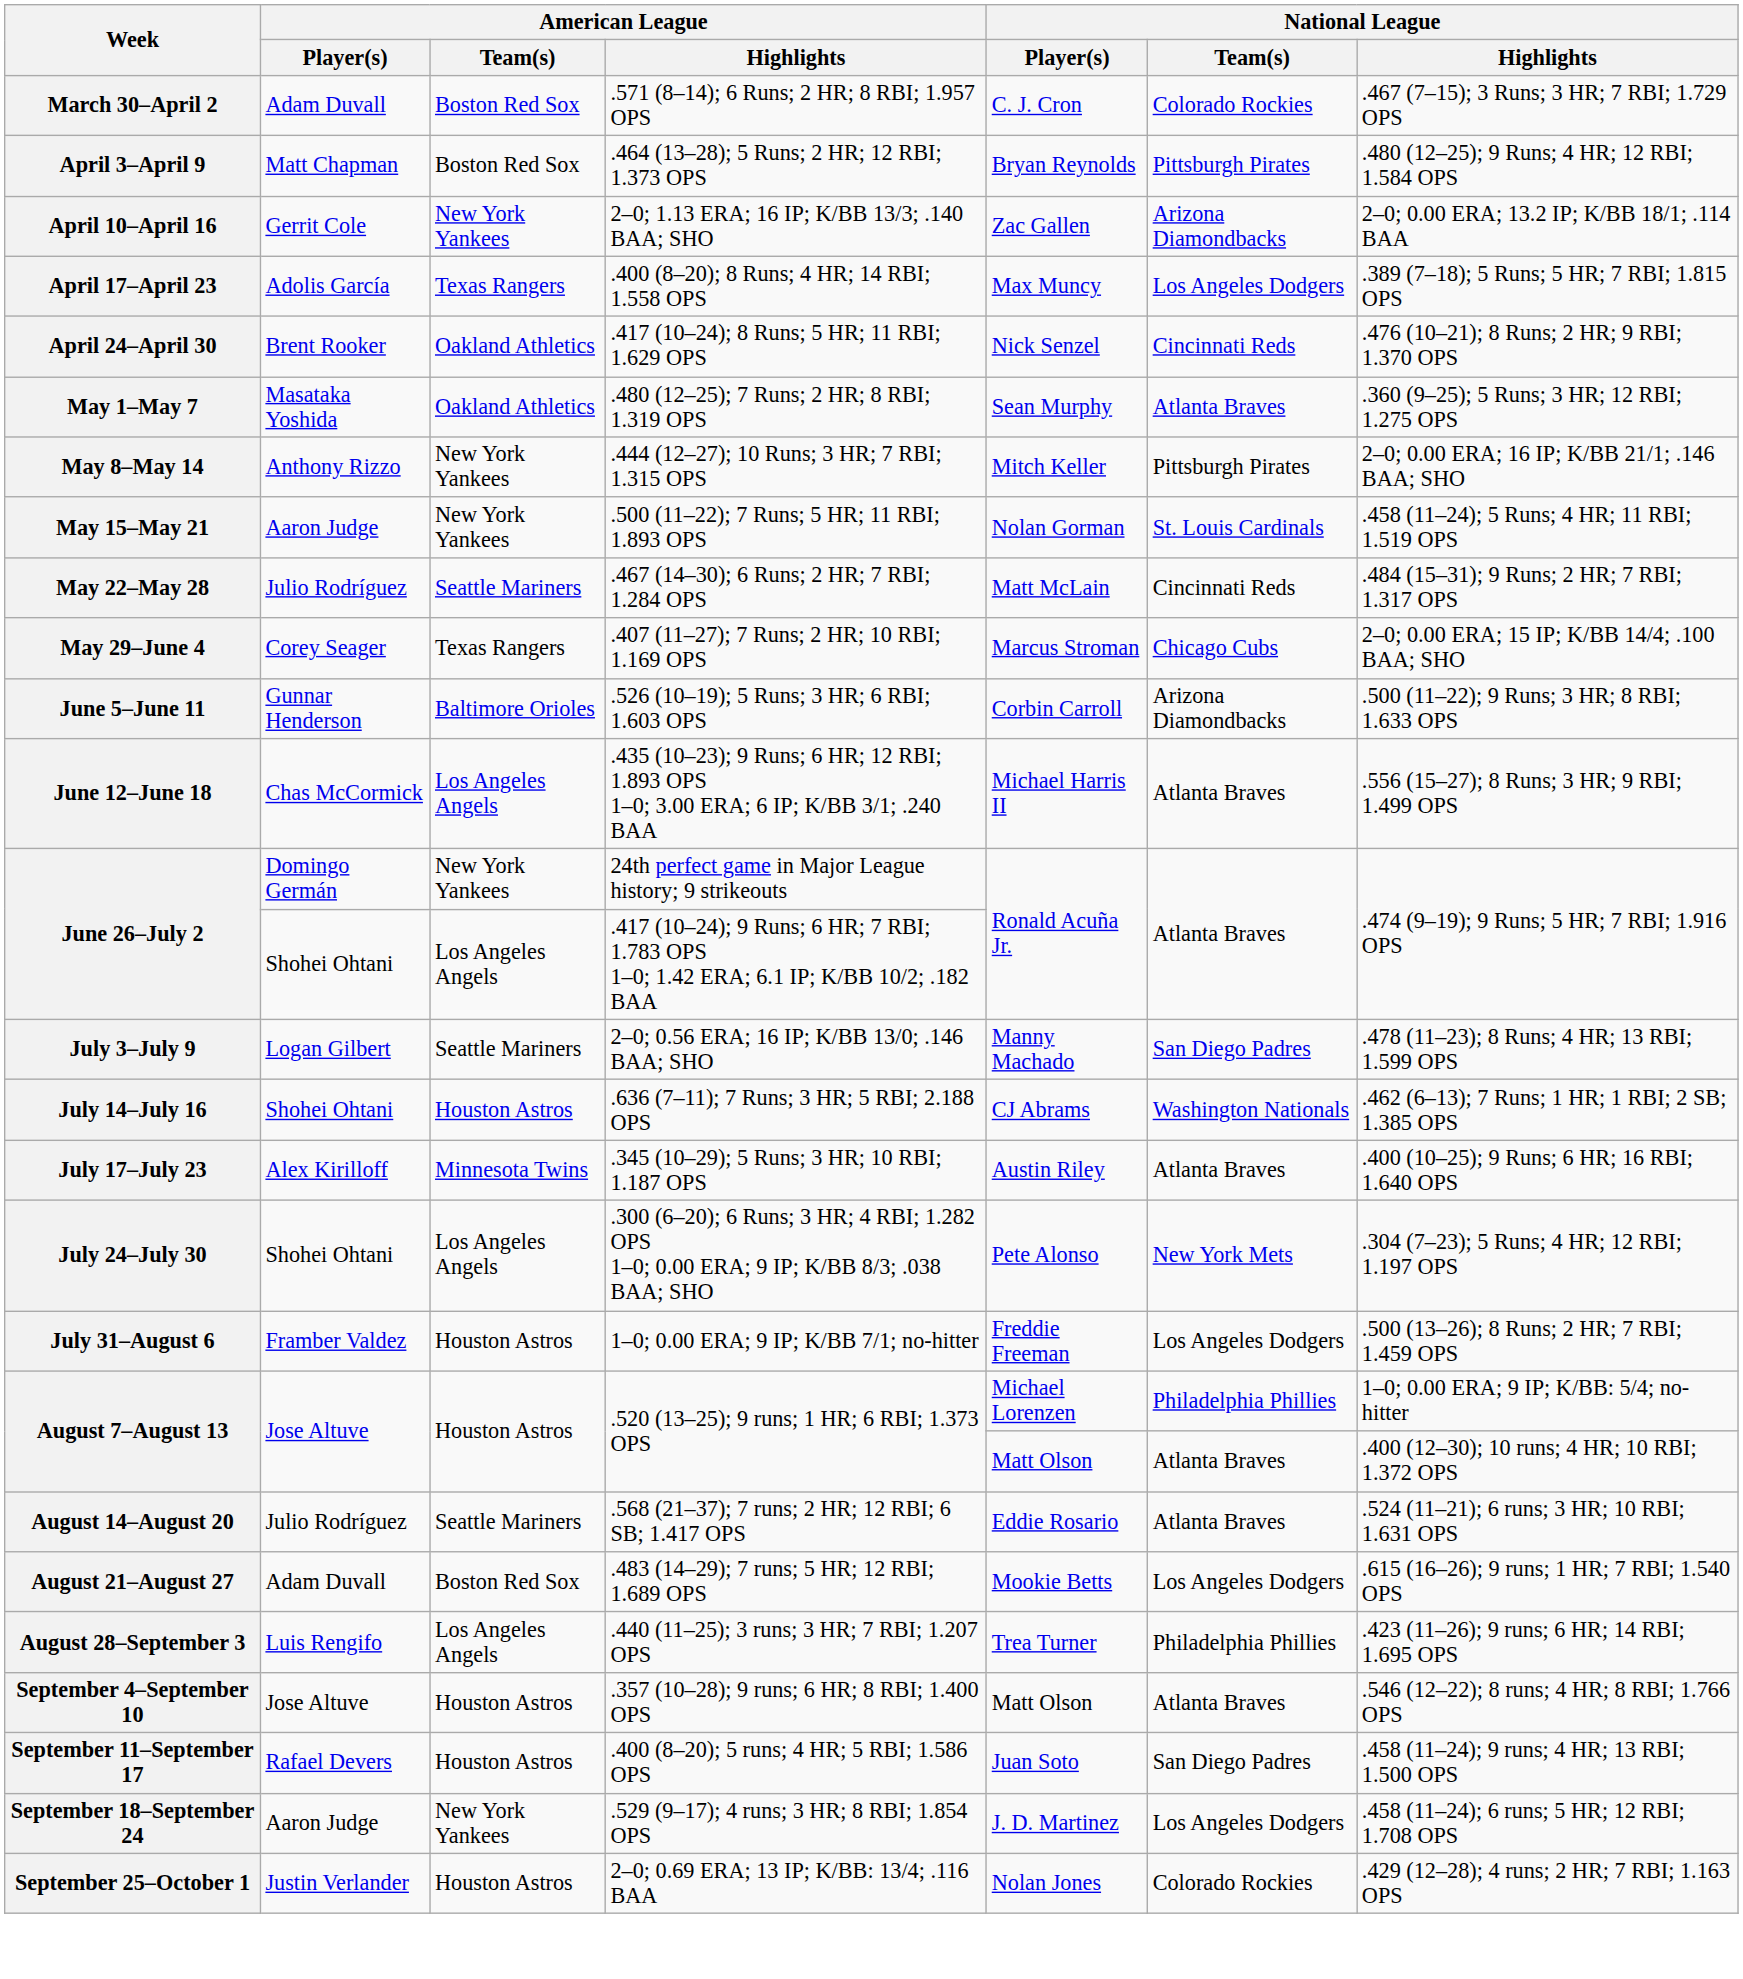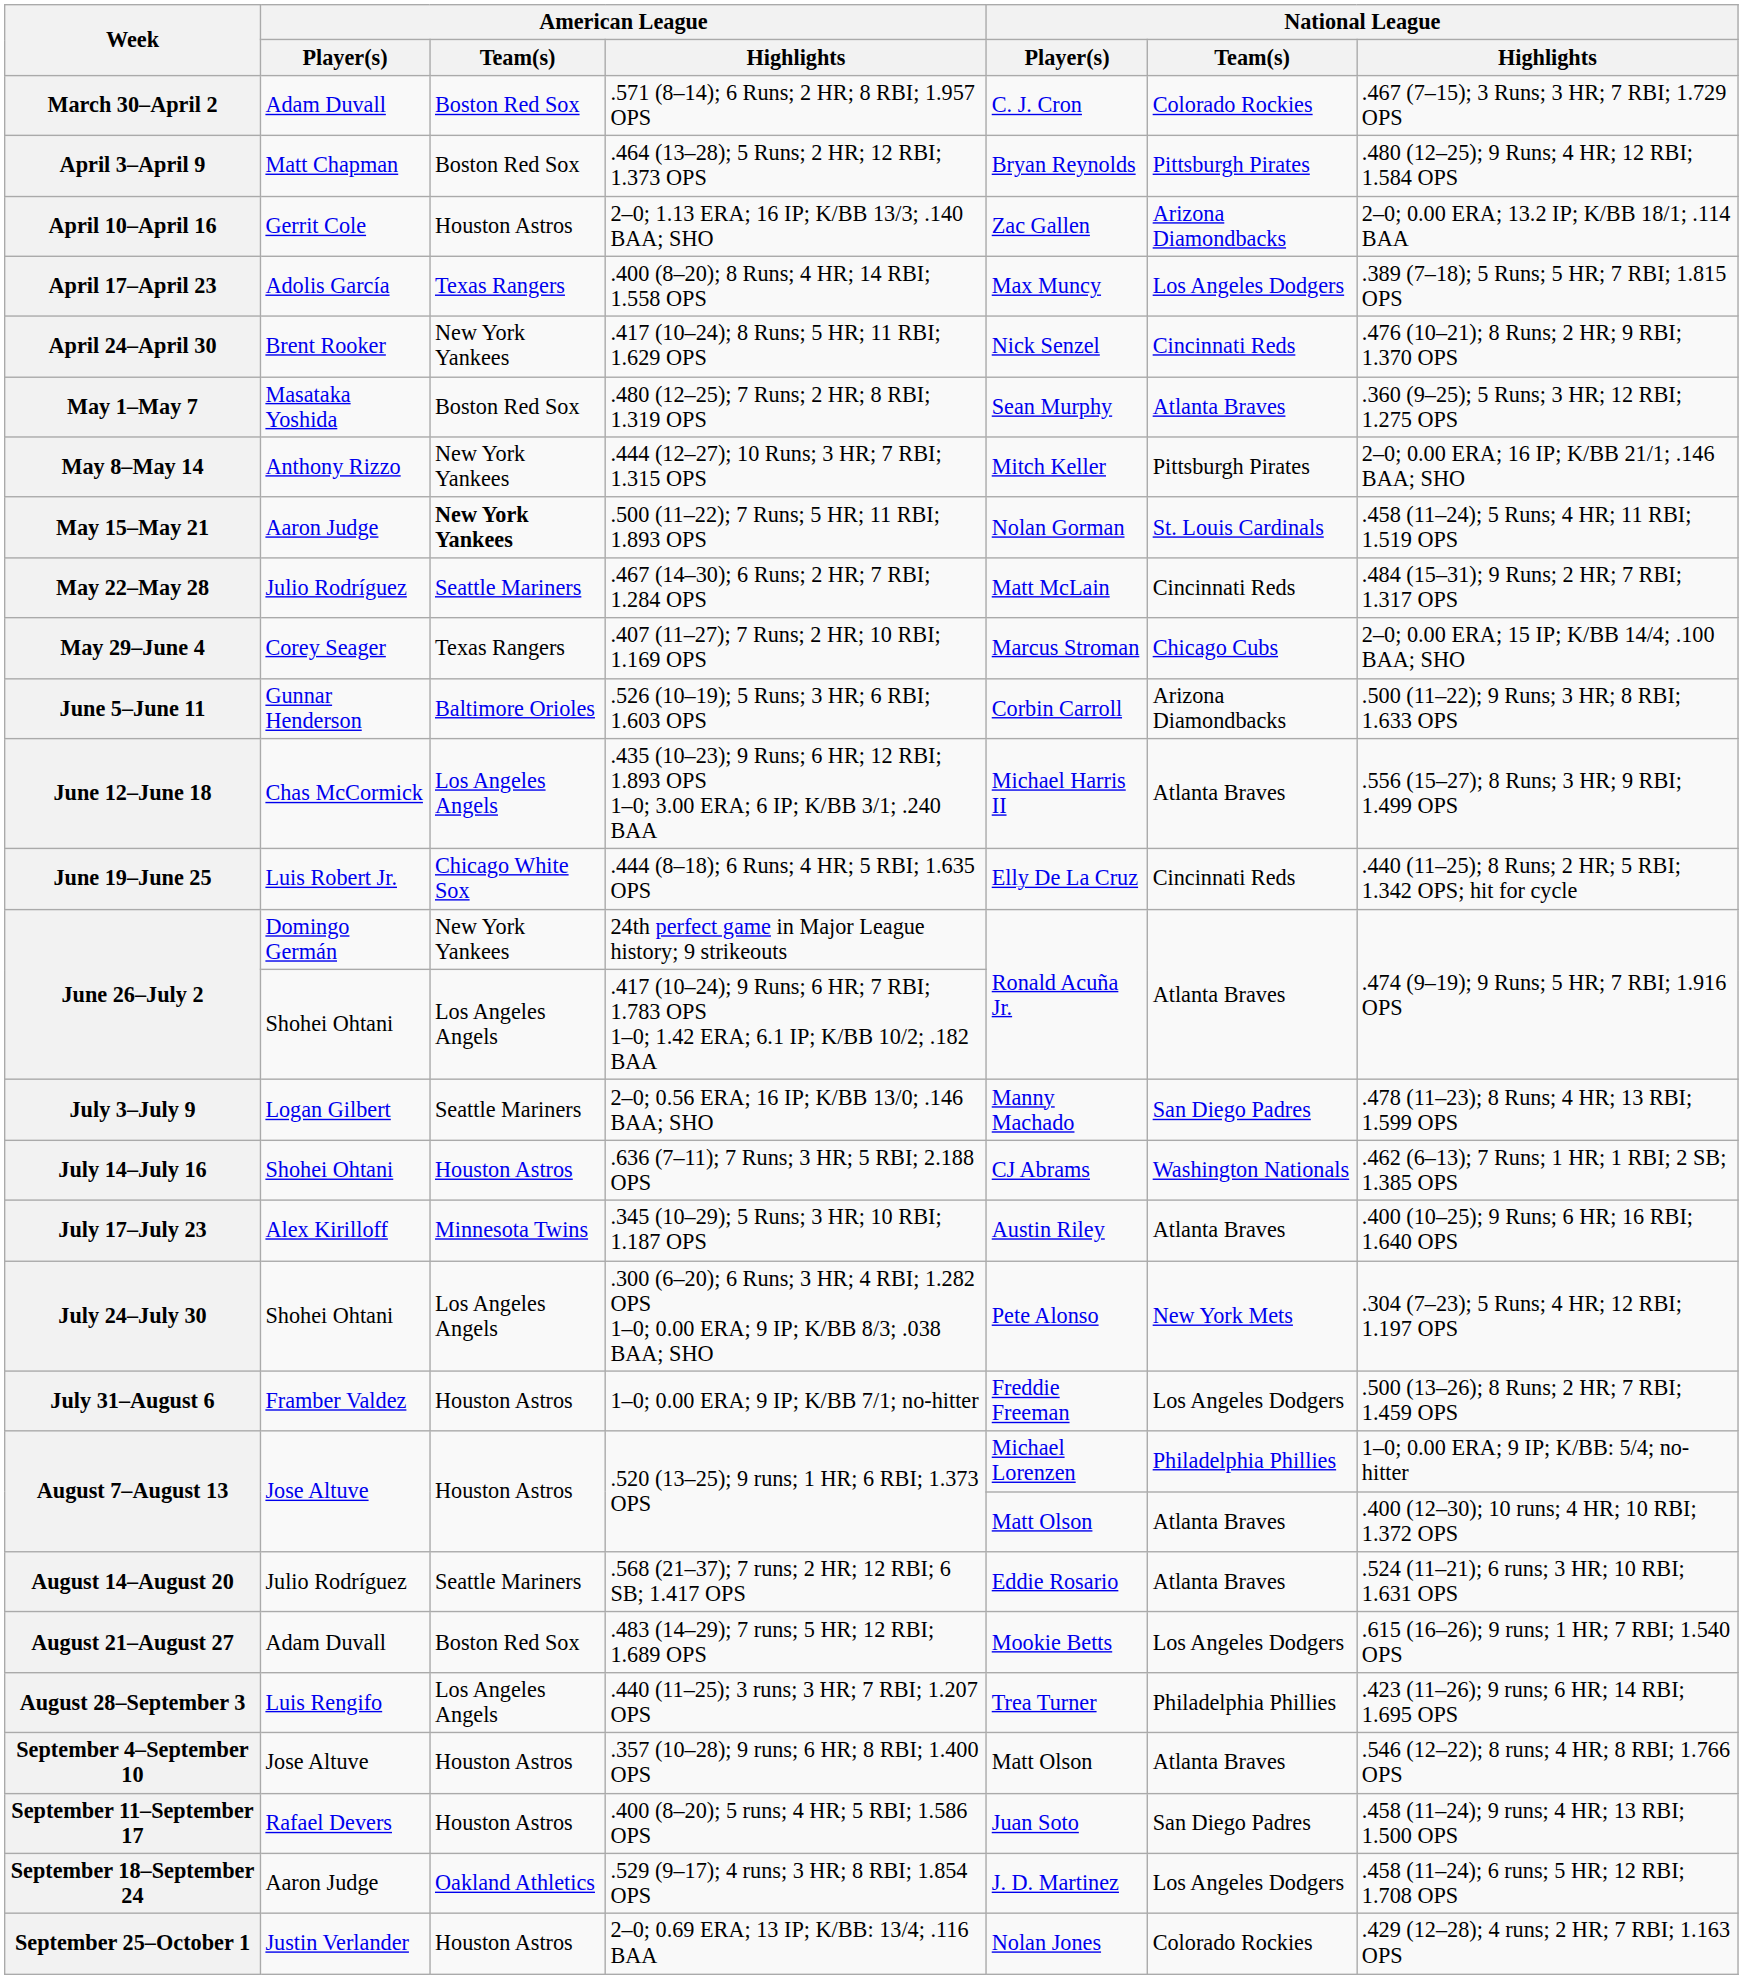(480, 225) New York Yankees -> (504, 225) Houston Astros
(515, 346) Oakland Athletics -> (480, 346) New York Yankees
(515, 406) Oakland Athletics -> (507, 406) Boston Red Sox
(480, 527) normal -> (482, 527) bold
+ row: (132, 878)
(480, 1822) New York Yankees -> (515, 1883) Oakland Athletics
